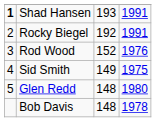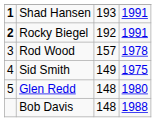(10, 32) normal -> (10, 32) bold
(106, 51) 152 -> (106, 51) 157
(135, 51) 1976 -> (135, 51) 1978
(135, 107) 1978 -> (135, 107) 1988
